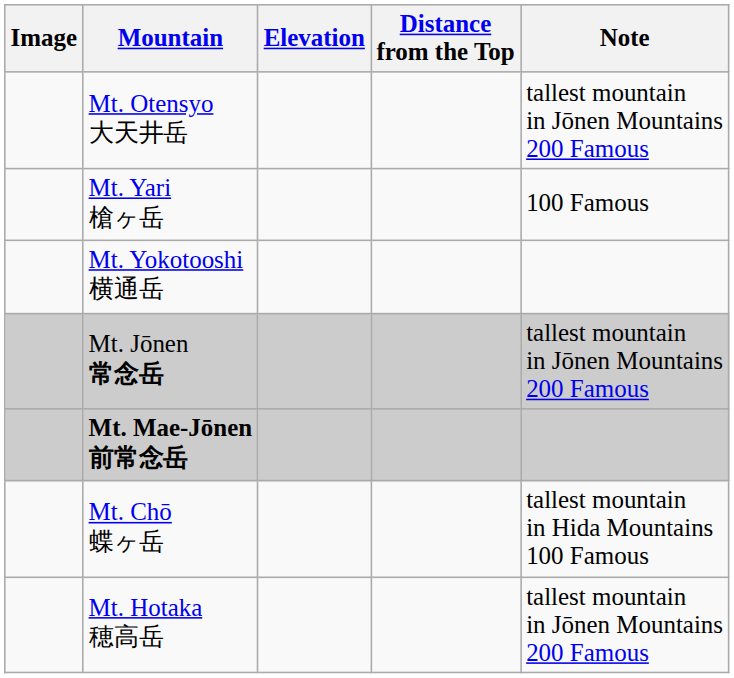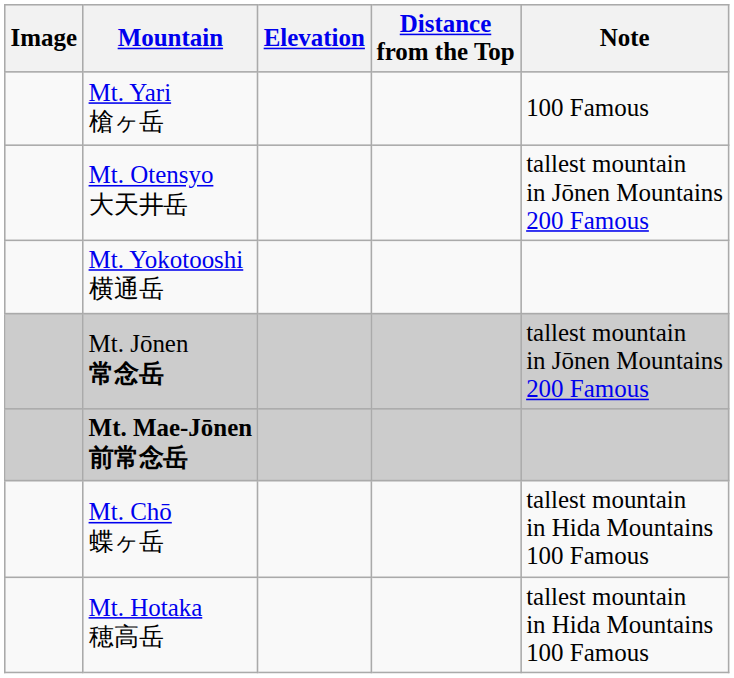rows swapped: (130, 202) <-> (151, 118)
(625, 624) tallest mountain in Jōnen Mountains 200 Famous -> (620, 624) tallest mountain in Hida Mountains 100 Famous
